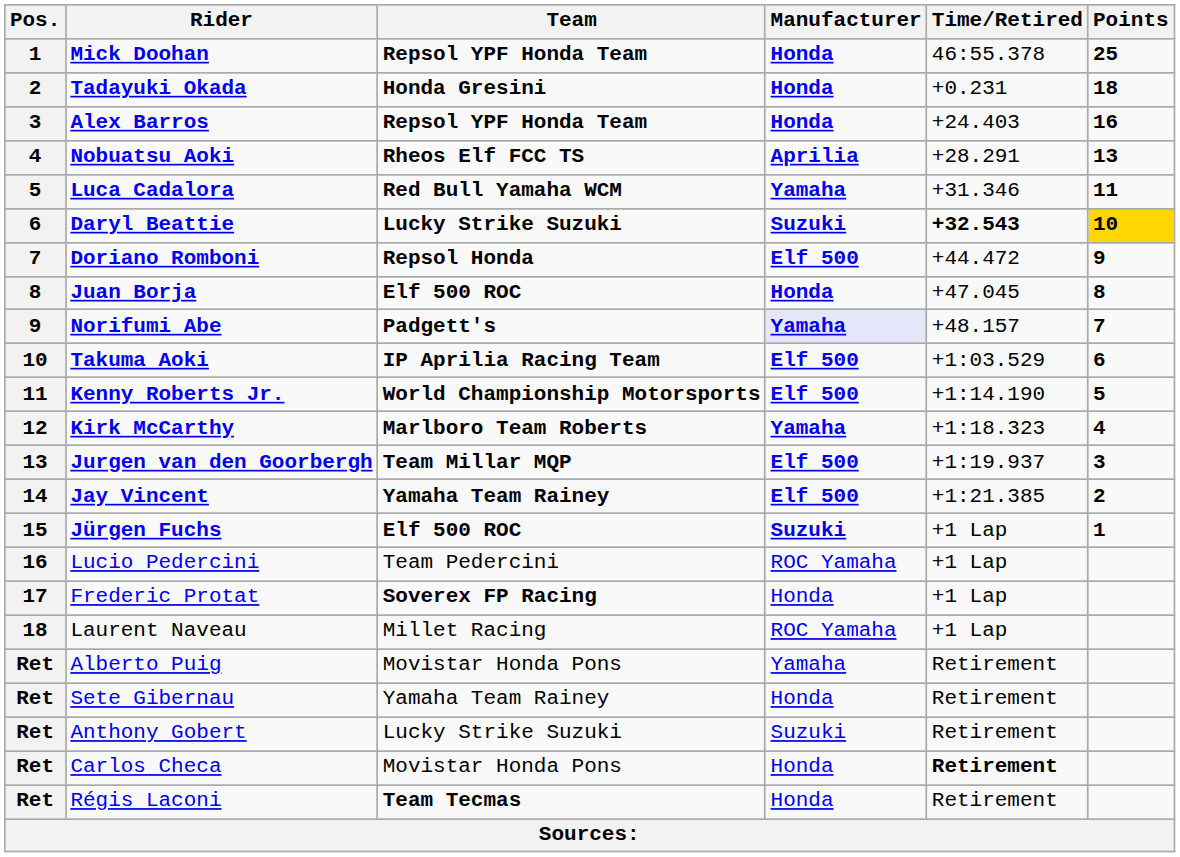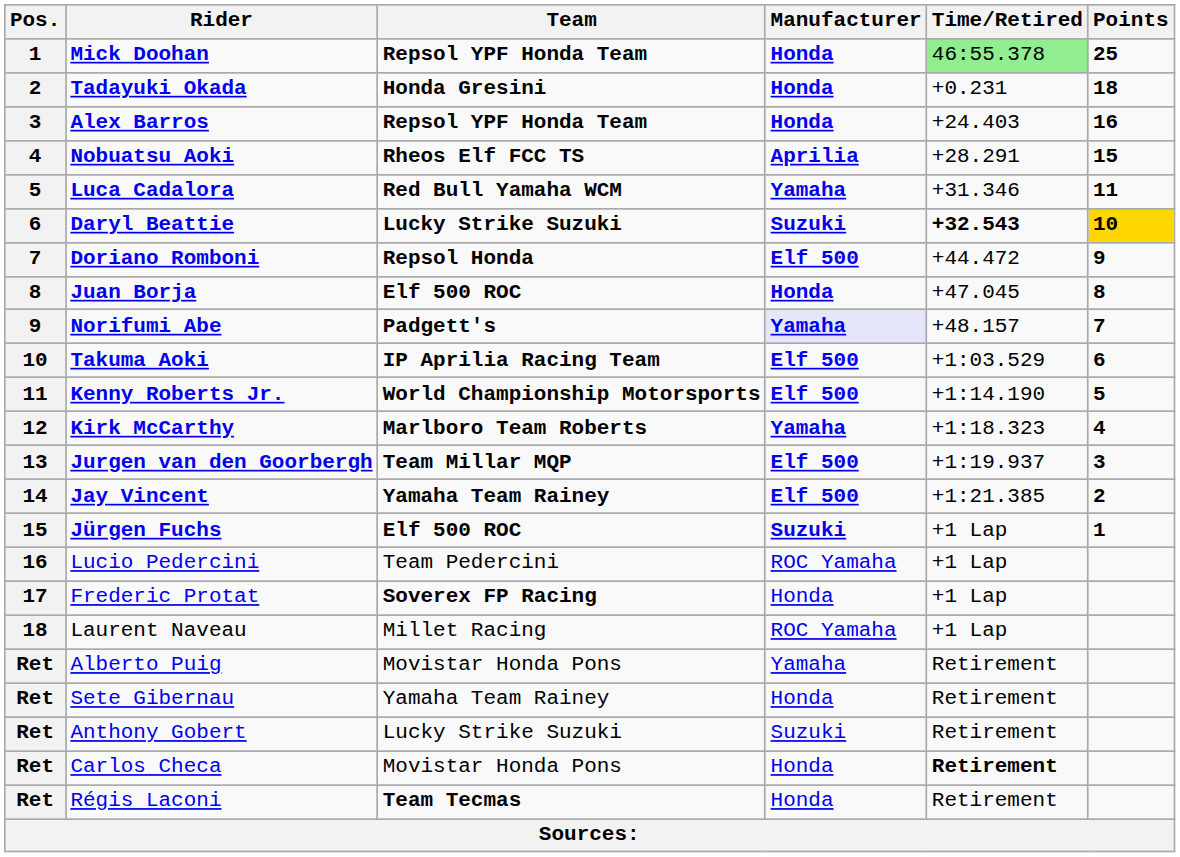(988, 56) no background -> (988, 56) lightgreen background
(1106, 158) 13 -> (1106, 158) 15
